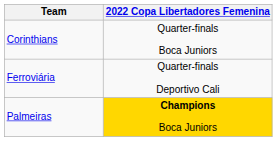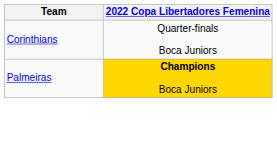- row: (31, 78)
